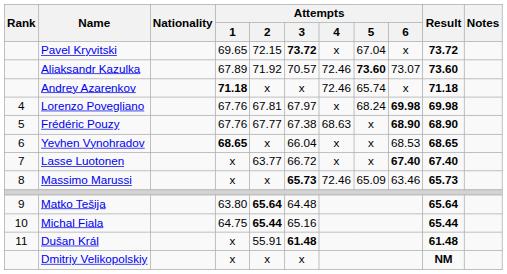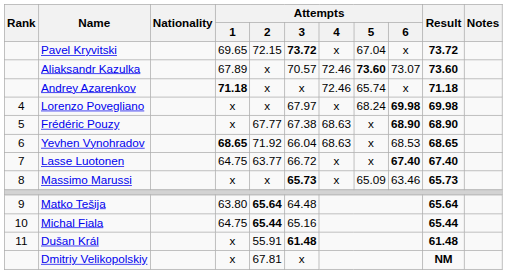(267, 69) 71.92 -> (267, 69) x
(233, 106) 67.76 -> (233, 106) x
(267, 106) 67.81 -> (267, 106) x
(233, 124) 67.76 -> (233, 124) x
(267, 143) x -> (267, 143) 71.92
(336, 143) x -> (336, 143) 68.63
(233, 161) x -> (233, 161) 64.75
(336, 180) 72.46 -> (336, 180) x
(267, 259) x -> (267, 259) 67.81
